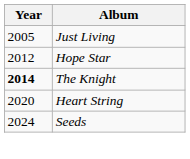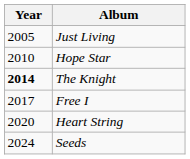(21, 57) 2012 -> (21, 57) 2010
+ row: (72, 100)
